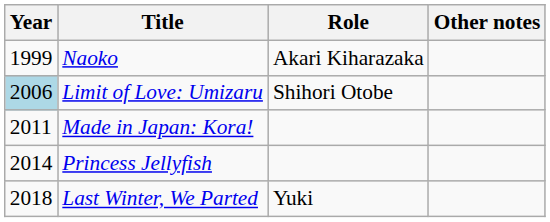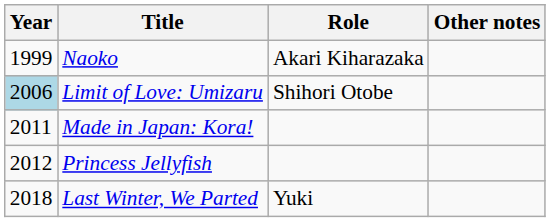(31, 163) 2014 -> (31, 163) 2012
